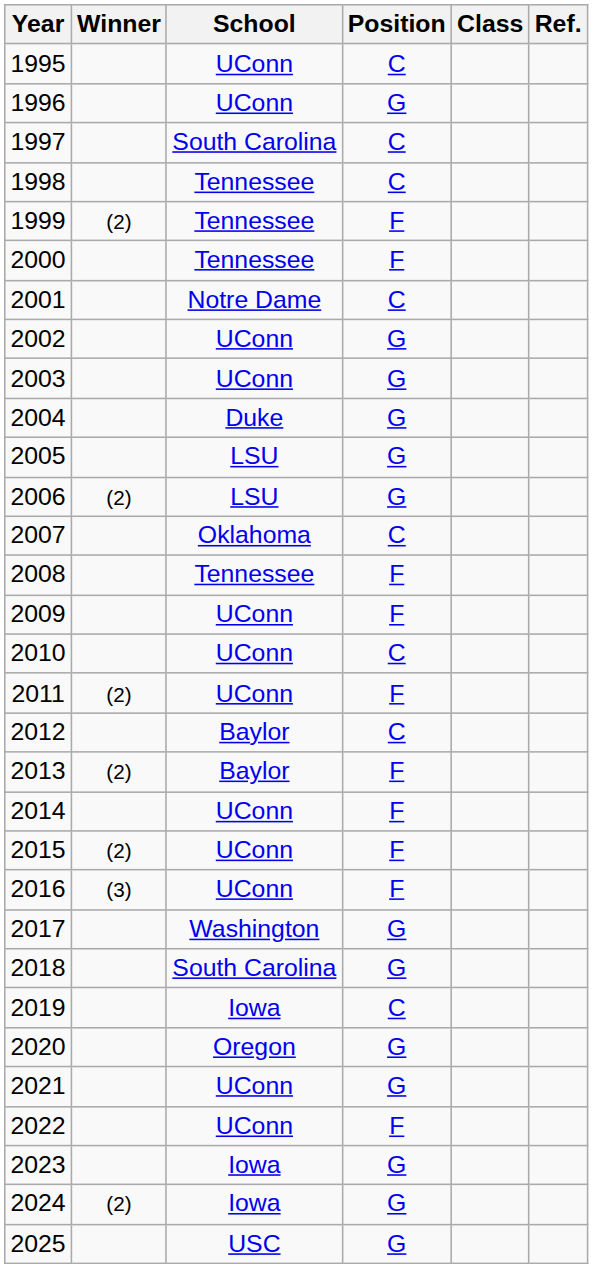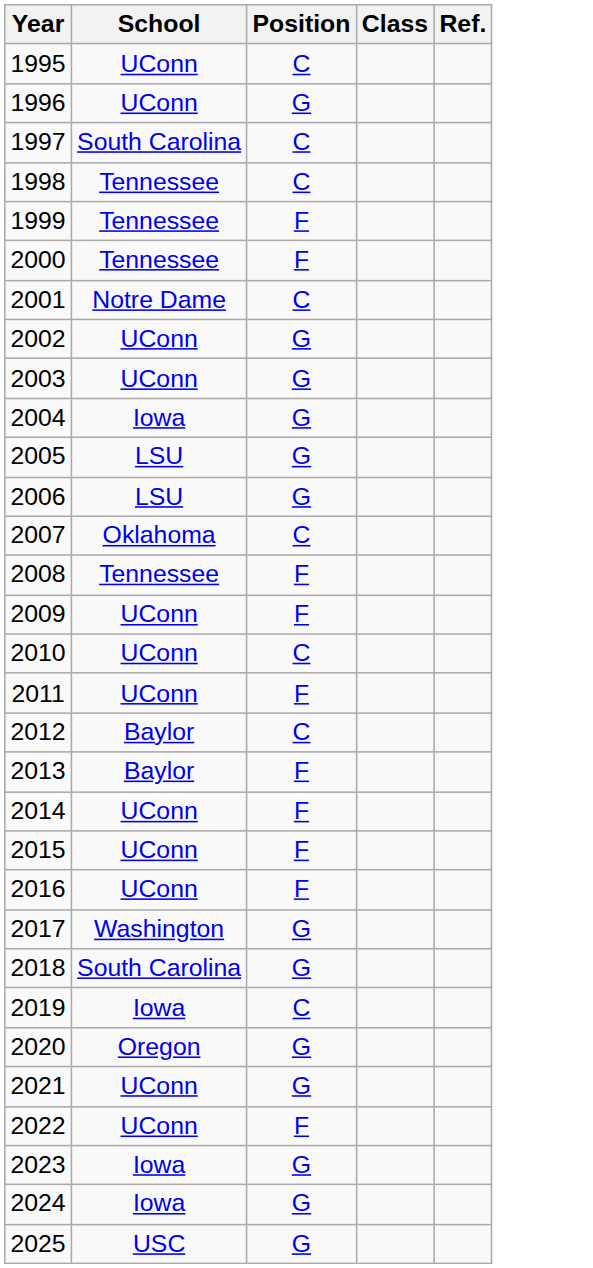- column: (119, 24)
(254, 417) Duke -> (159, 417) Iowa
